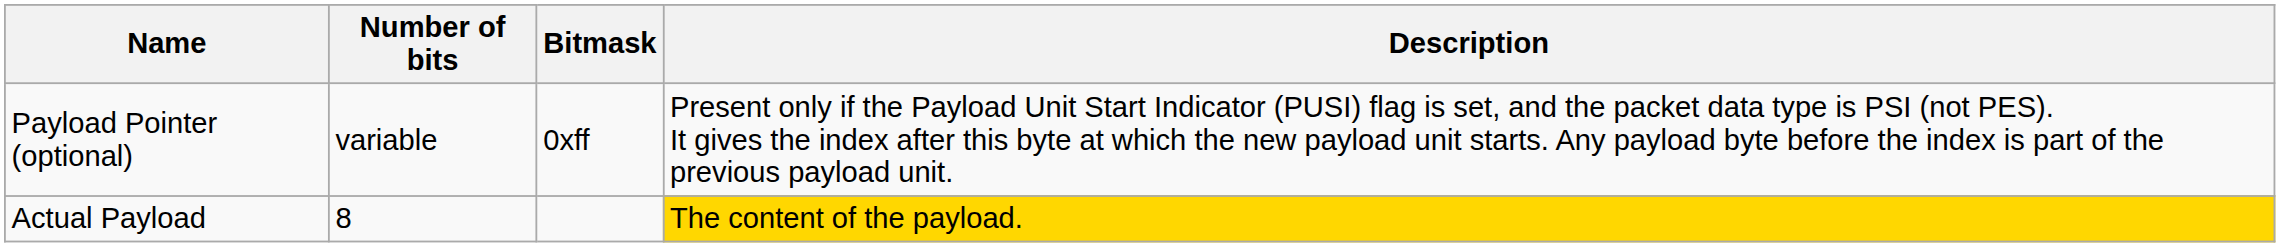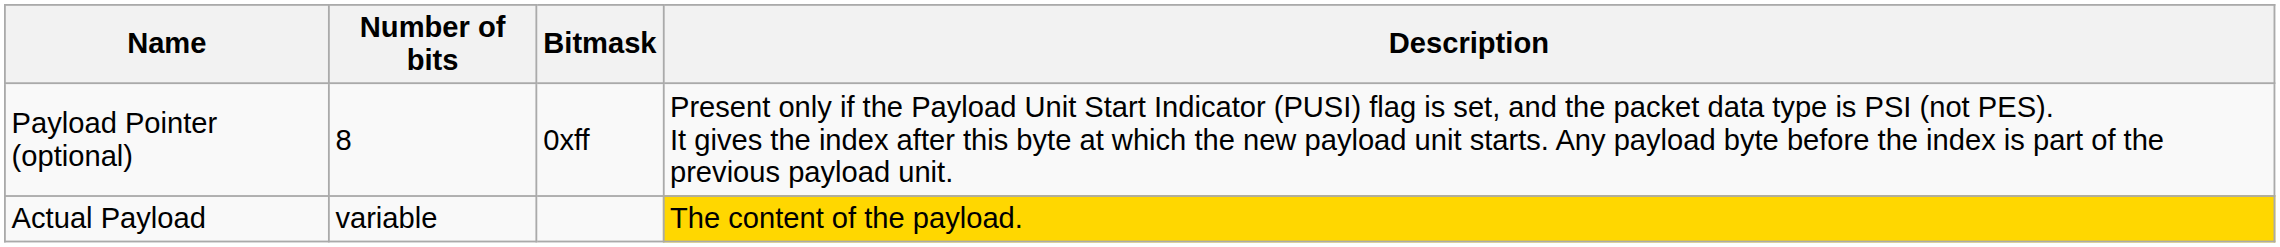(386, 139) variable -> (344, 139) 8
(344, 218) 8 -> (386, 218) variable
